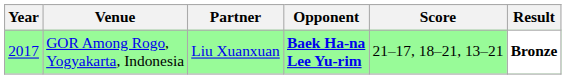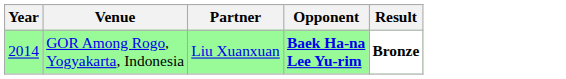- column: (438, 17)
(24, 52) 2017 -> (24, 52) 2014
